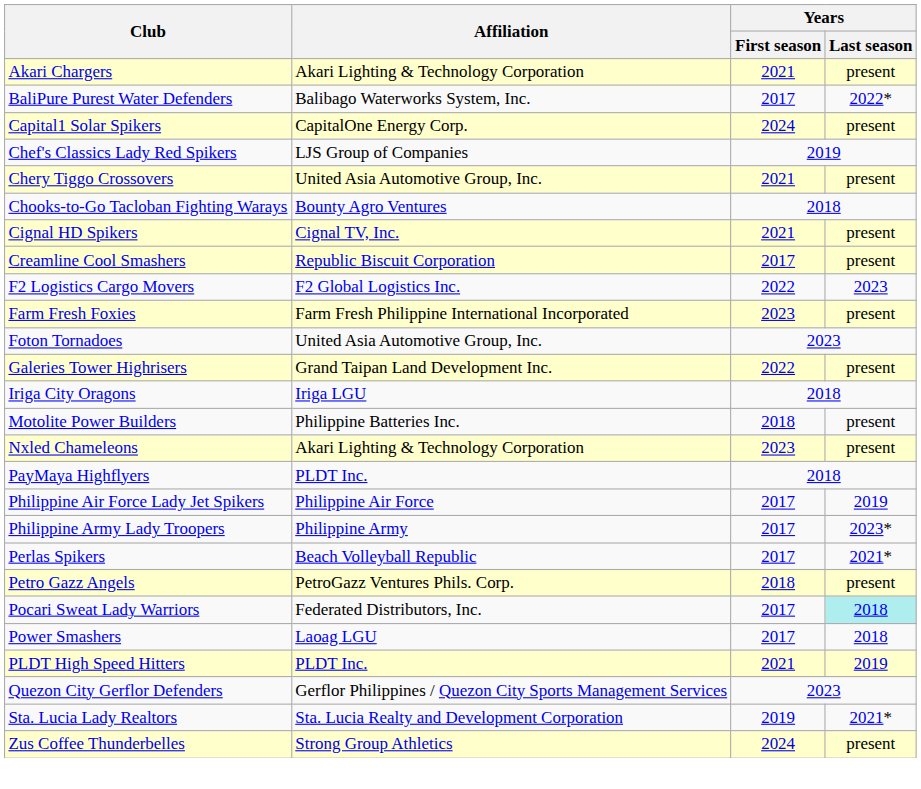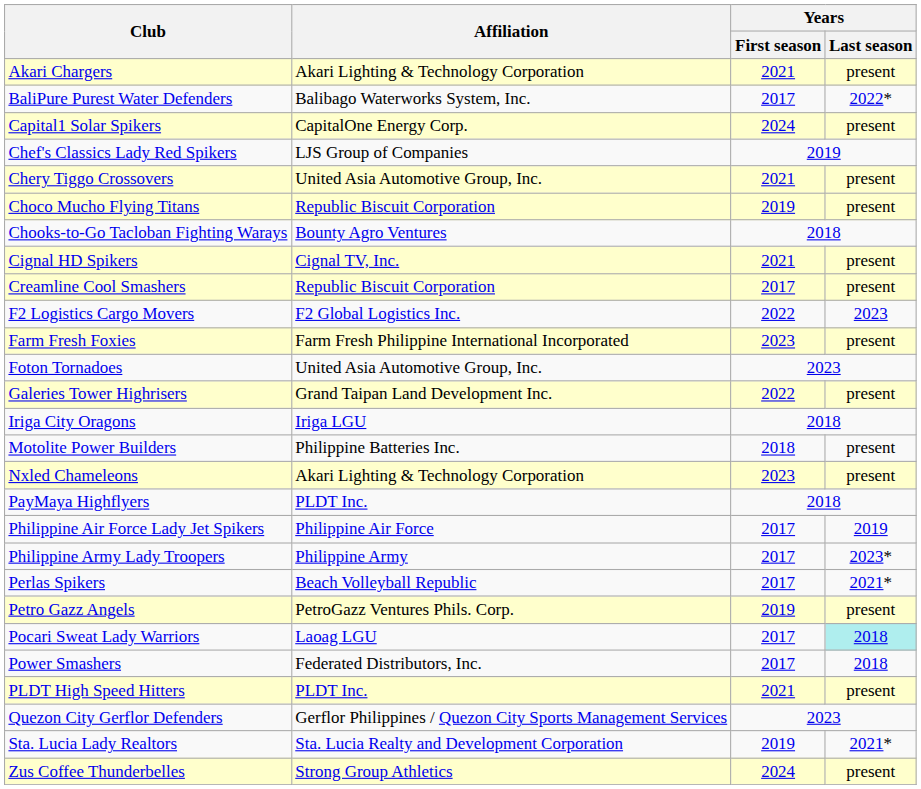+ row: (104, 206)
(778, 582) 2018 -> (778, 609) 2019
(389, 609) Federated Distributors, Inc. -> (336, 636) Laoag LGU
(336, 636) Laoag LGU -> (389, 663) Federated Distributors, Inc.
(871, 663) 2019 -> (871, 690) present
